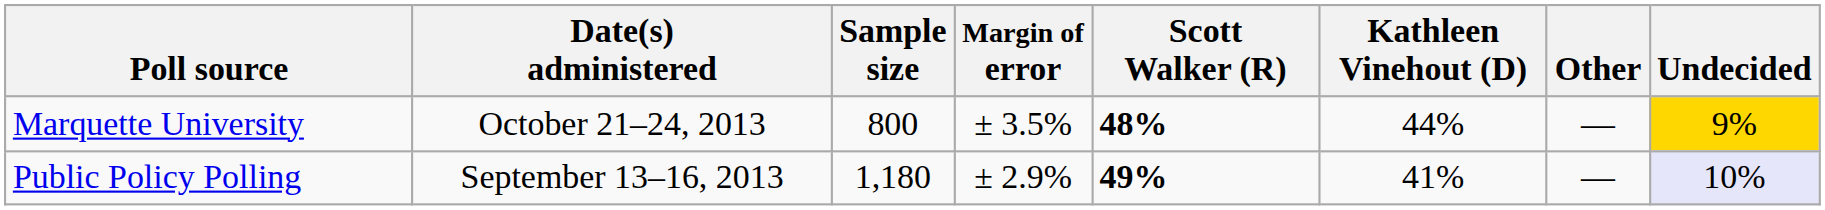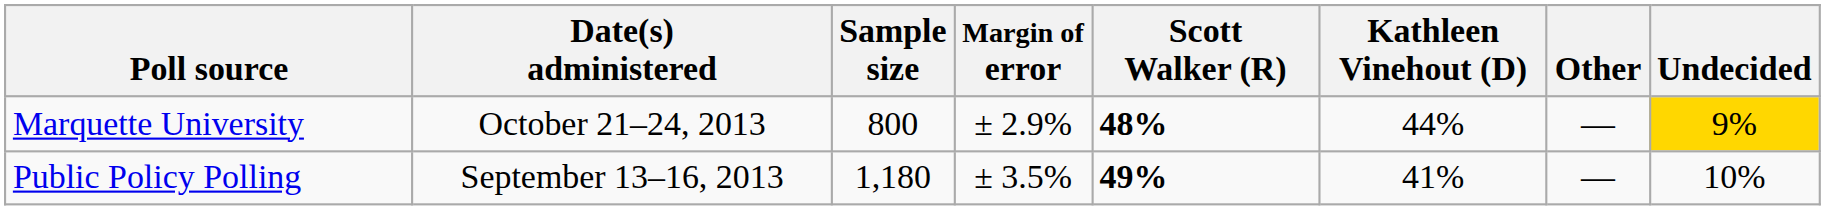(1023, 123) ± 3.5% -> (1023, 123) ± 2.9%
(1023, 177) ± 2.9% -> (1023, 177) ± 3.5%
(1734, 177) lavender background -> (1734, 177) no background
